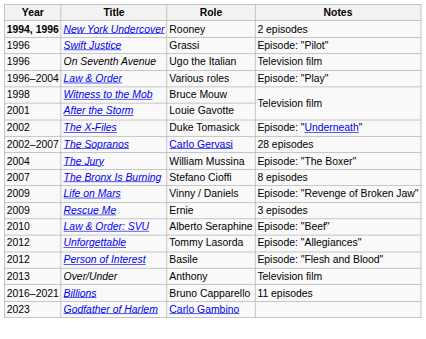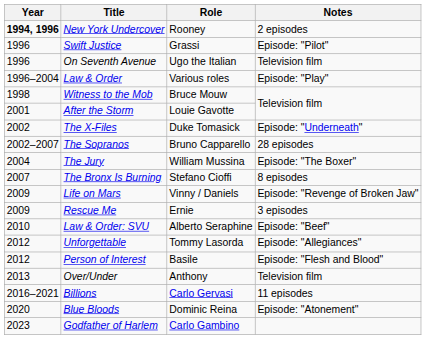(201, 144) Carlo Gervasi -> (210, 144) Bruno Capparello
(210, 293) Bruno Capparello -> (201, 293) Carlo Gervasi
+ row: (91, 309)
